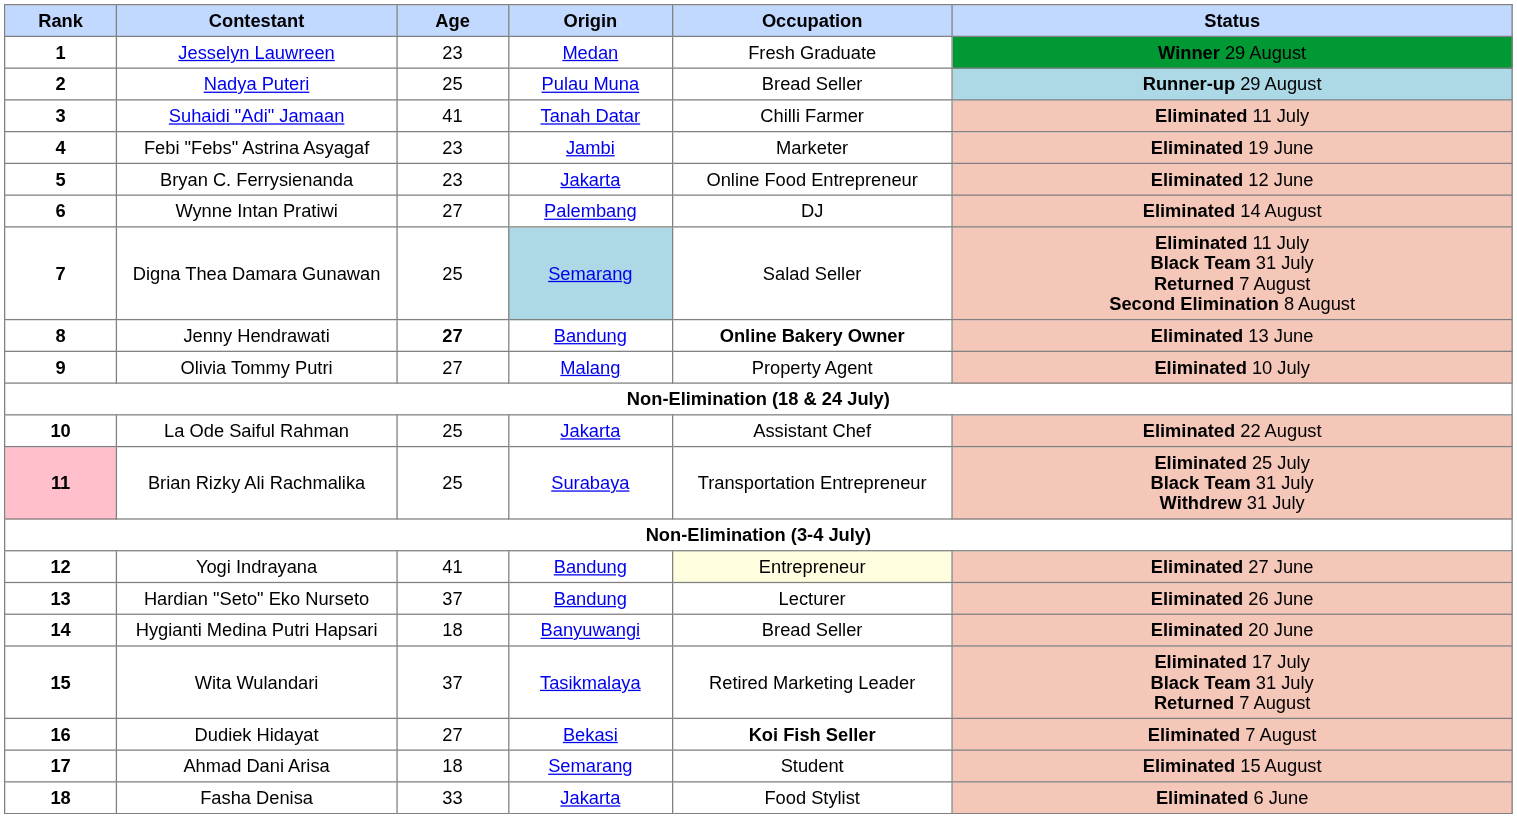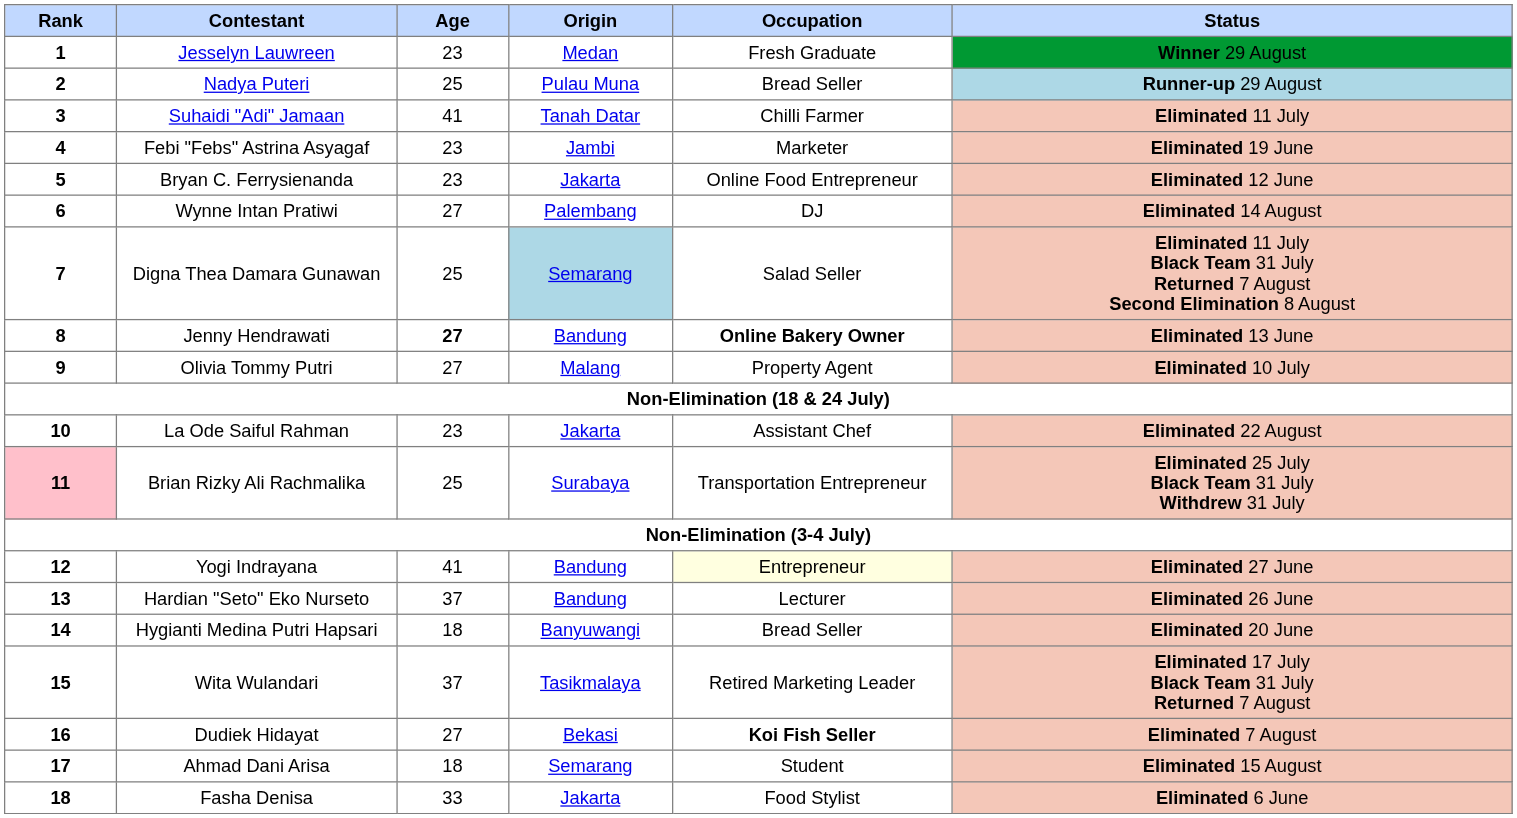(453, 431) 25 -> (453, 431) 23
